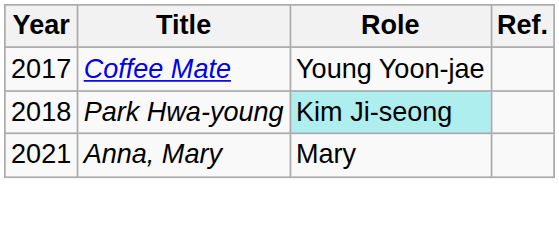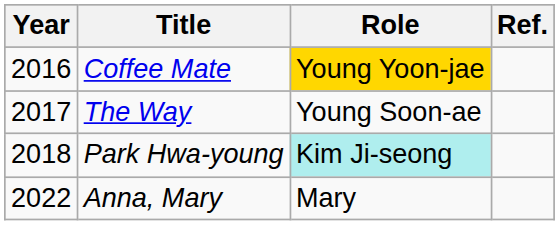(41, 68) 2017 -> (41, 68) 2016
(390, 68) no background -> (390, 68) gold background
+ row: (138, 111)
(41, 154) 2021 -> (41, 197) 2022
